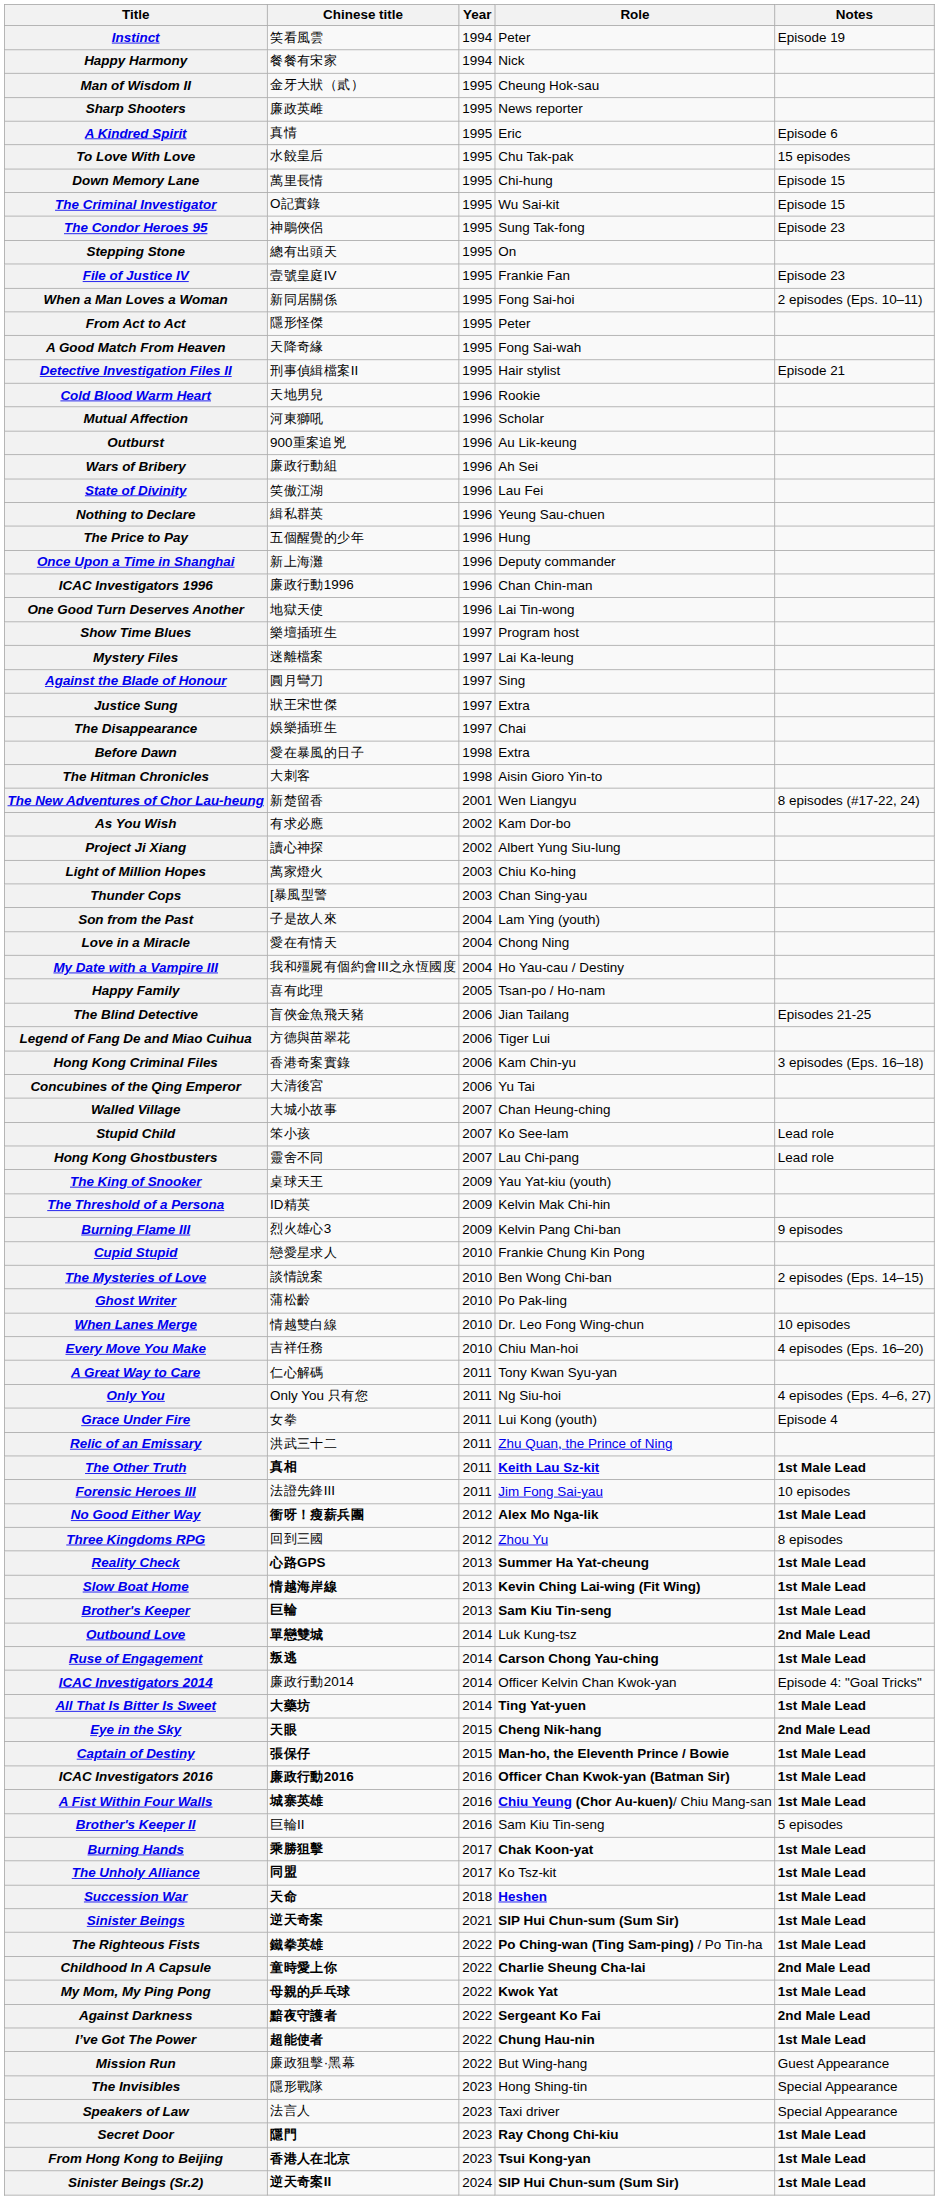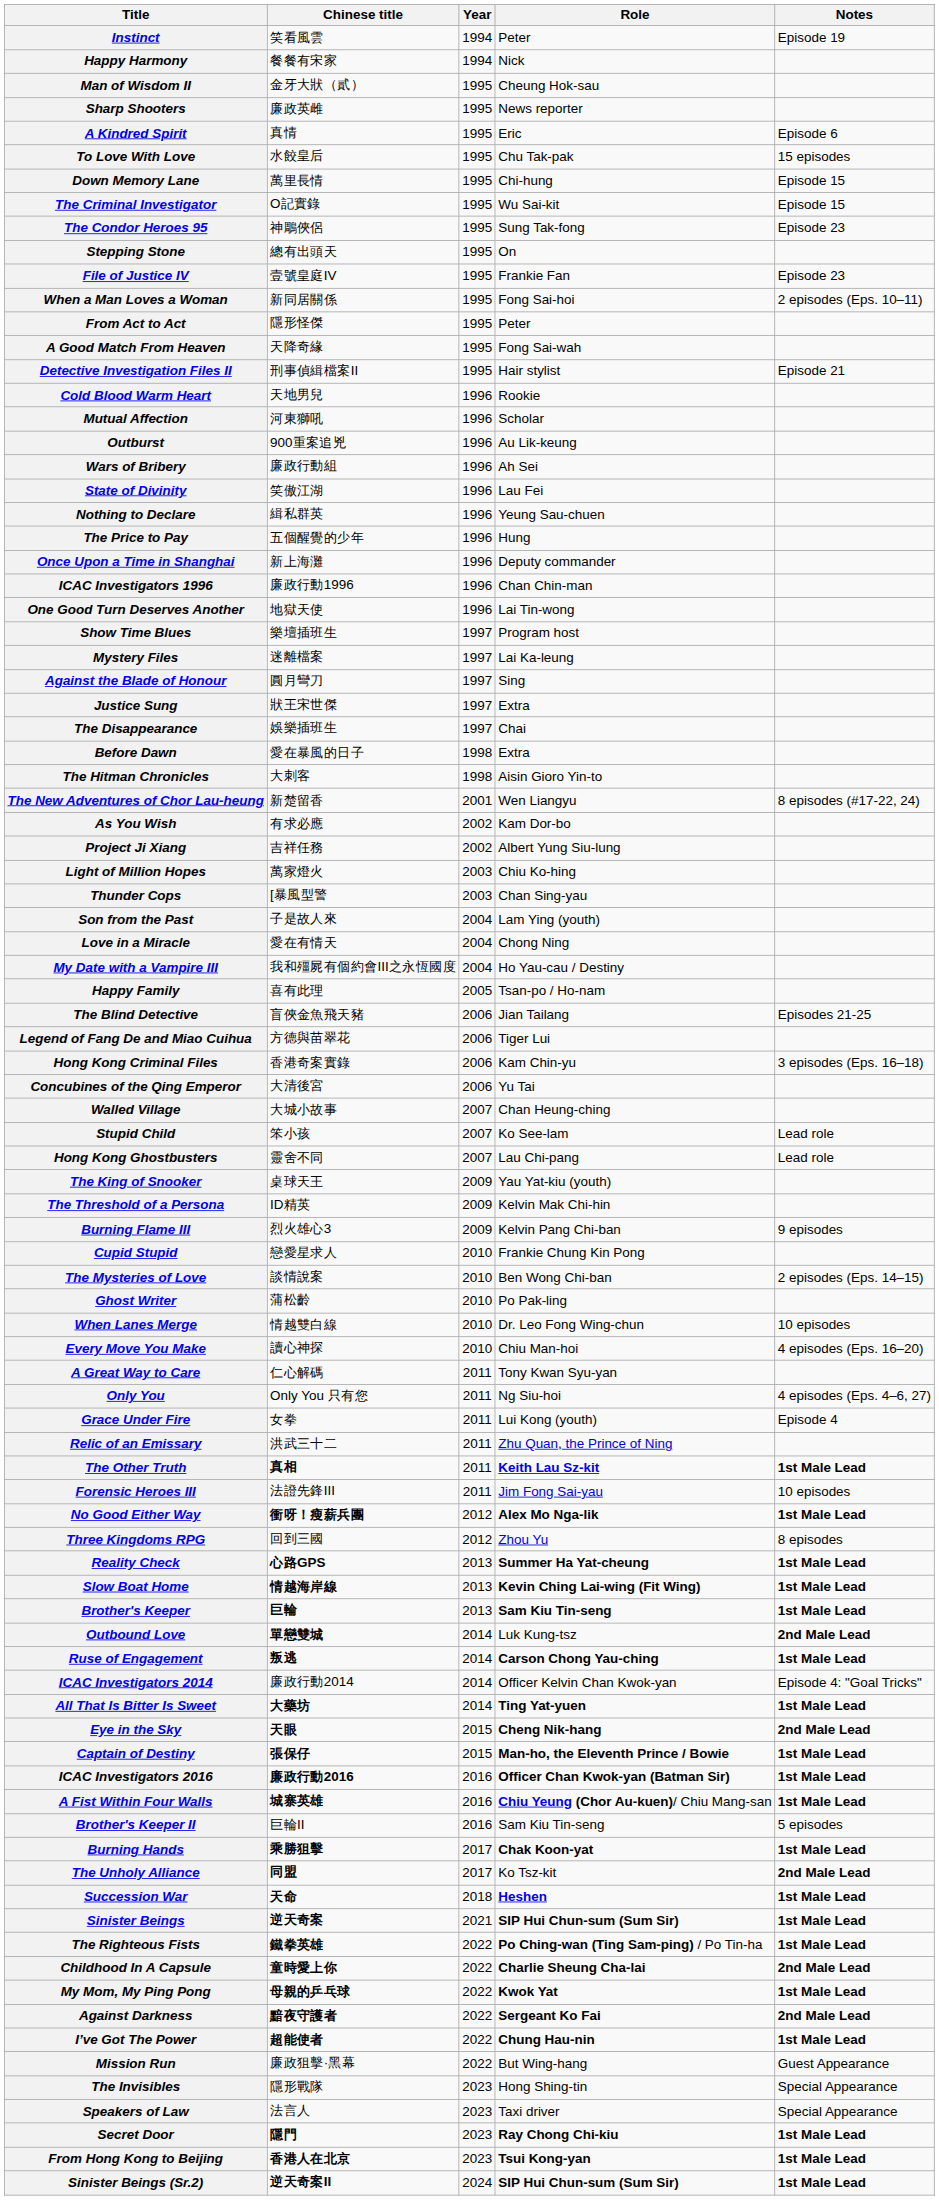(297, 847) 讀心神探 -> (297, 847) 吉祥任務
(297, 1348) 吉祥任務 -> (297, 1348) 讀心神探
(822, 1873) 1st Male Lead -> (824, 1873) 2nd Male Lead
